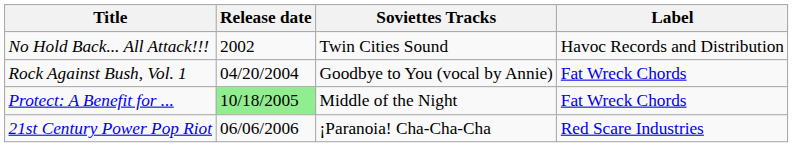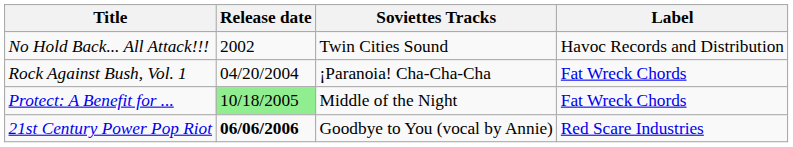(436, 73) Goodbye to You (vocal by Annie) -> (405, 73) ¡Paranoia! Cha-Cha-Cha
(259, 127) normal -> (259, 127) bold
(405, 127) ¡Paranoia! Cha-Cha-Cha -> (436, 127) Goodbye to You (vocal by Annie)
